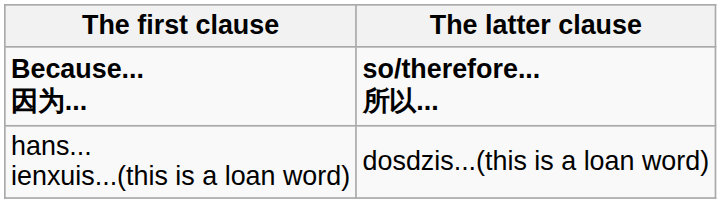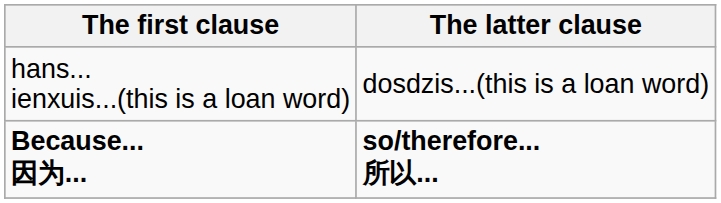rows swapped: (78, 84) <-> (181, 161)
